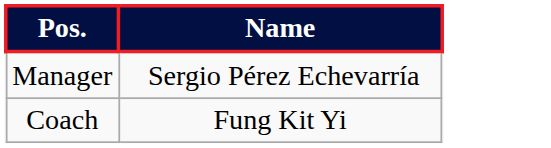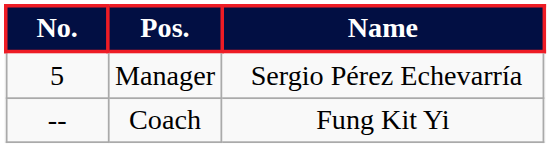+ column: (57, 28)
